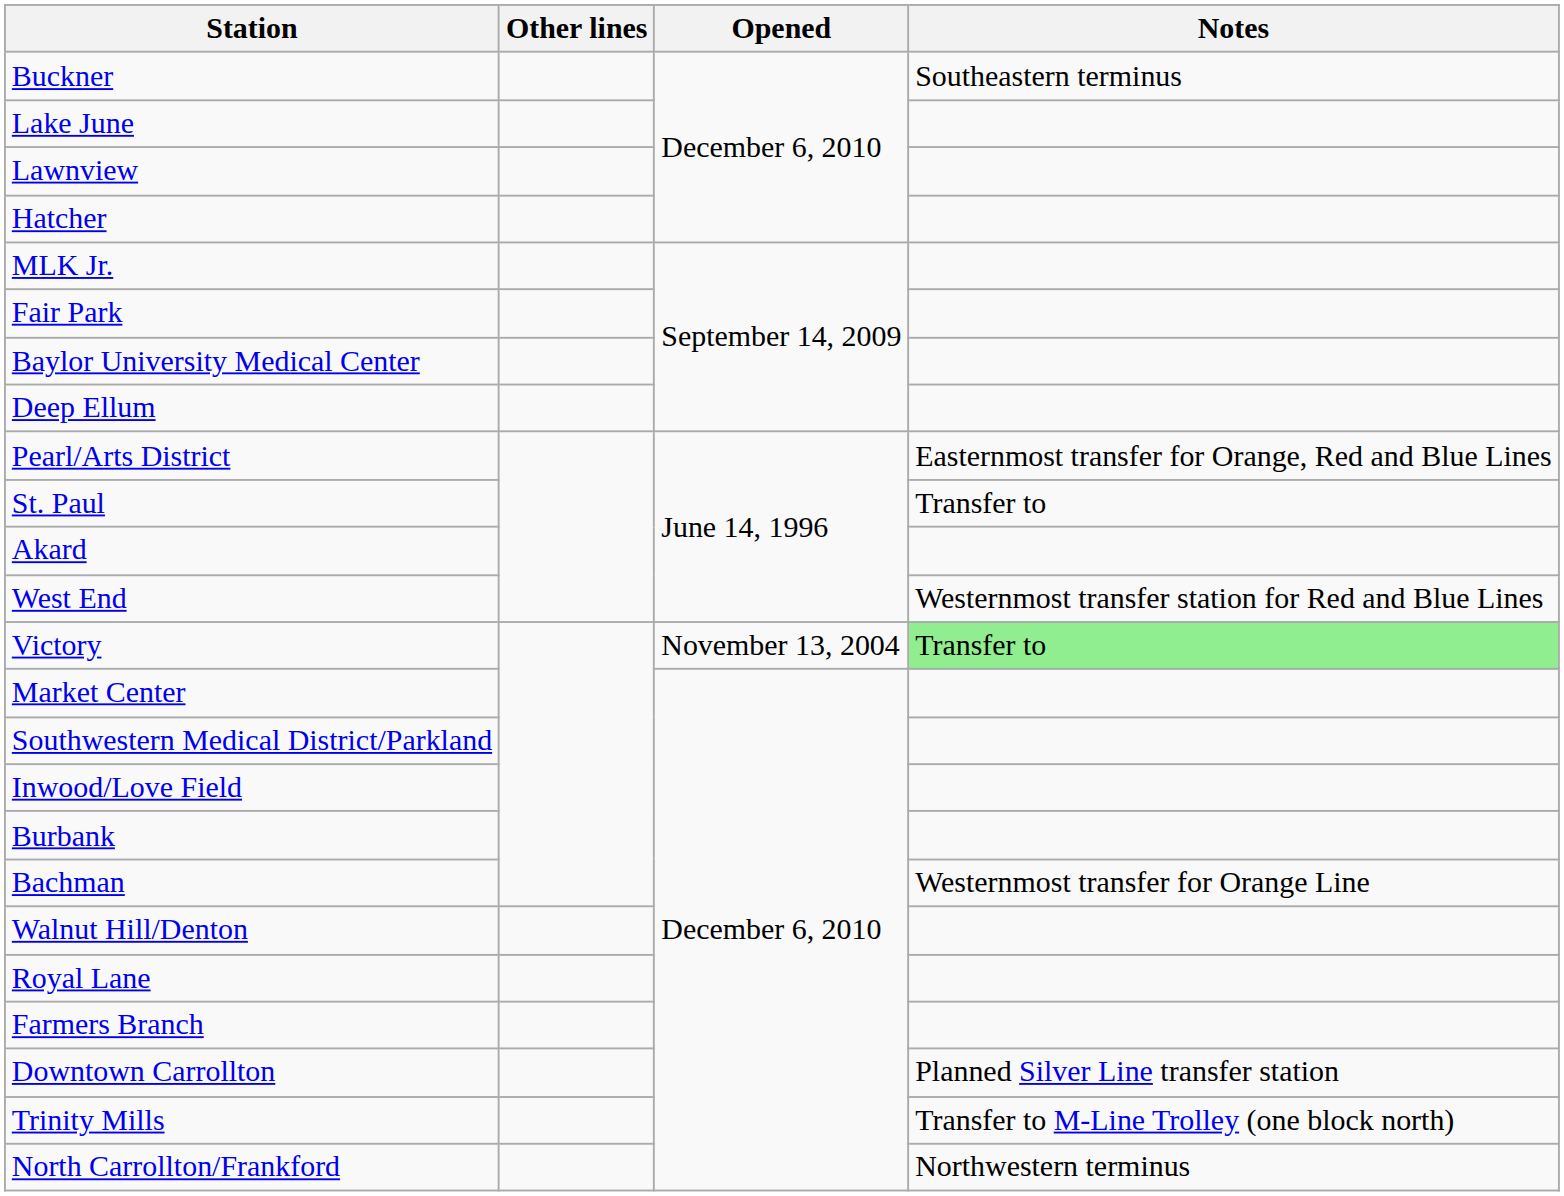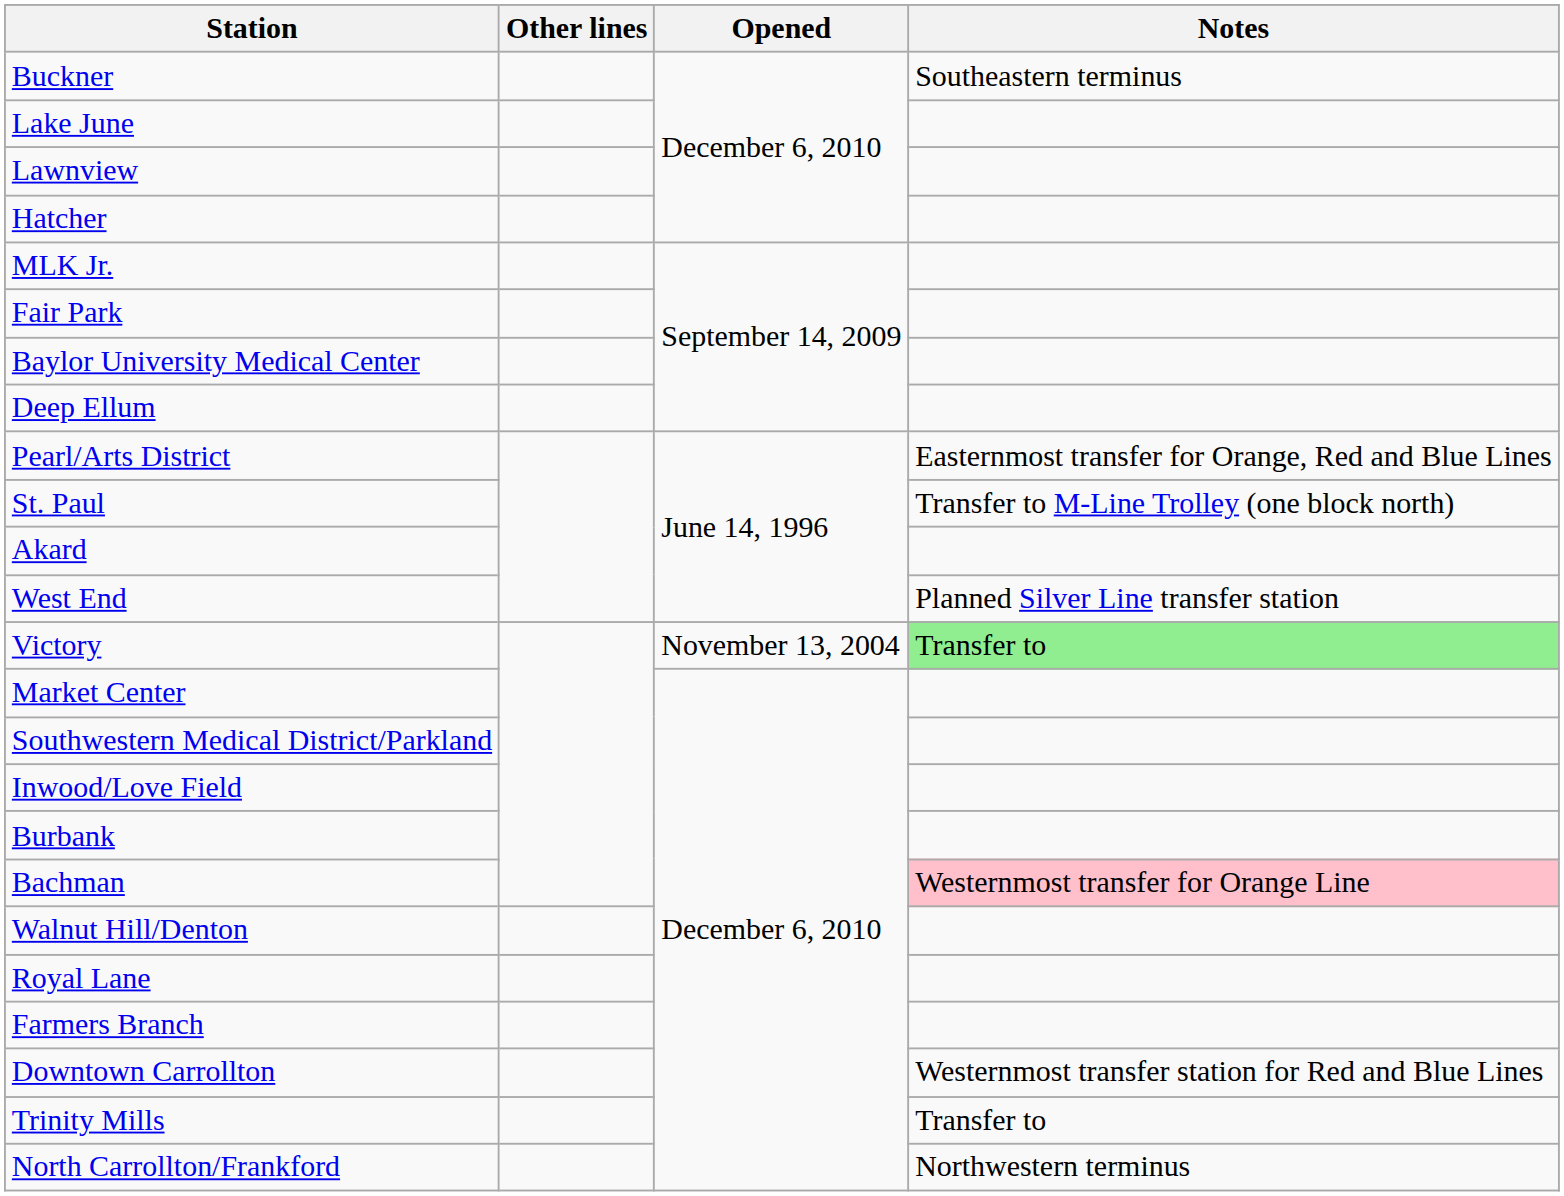(981, 502) Transfer to -> (1185, 502) Transfer to M-Line Trolley (one block north)
(1229, 597) Westernmost transfer station for Red and Blue Lines -> (1127, 597) Planned Silver Line transfer station
(1142, 882) no background -> (1142, 882) pink background
(1127, 1072) Planned Silver Line transfer station -> (1229, 1072) Westernmost transfer station for Red and Blue Lines
(1185, 1119) Transfer to M-Line Trolley (one block north) -> (981, 1119) Transfer to
